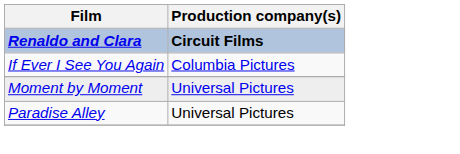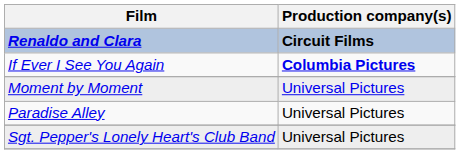(233, 64) normal -> (349, 64) bold
+ row: (141, 137)
